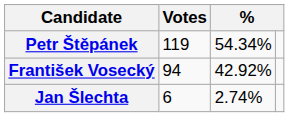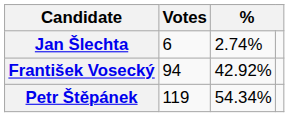rows swapped: (82, 44) <-> (82, 97)
